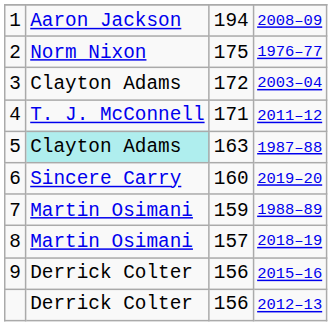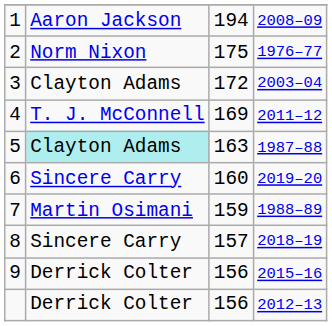(231, 115) 171 -> (231, 115) 169
(112, 242) Martin Osimani -> (106, 242) Sincere Carry
